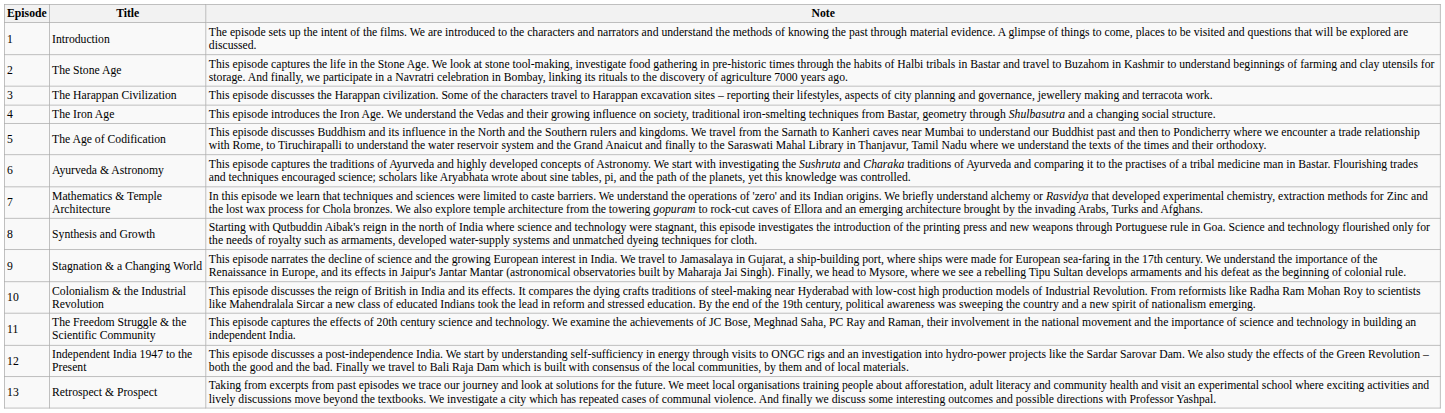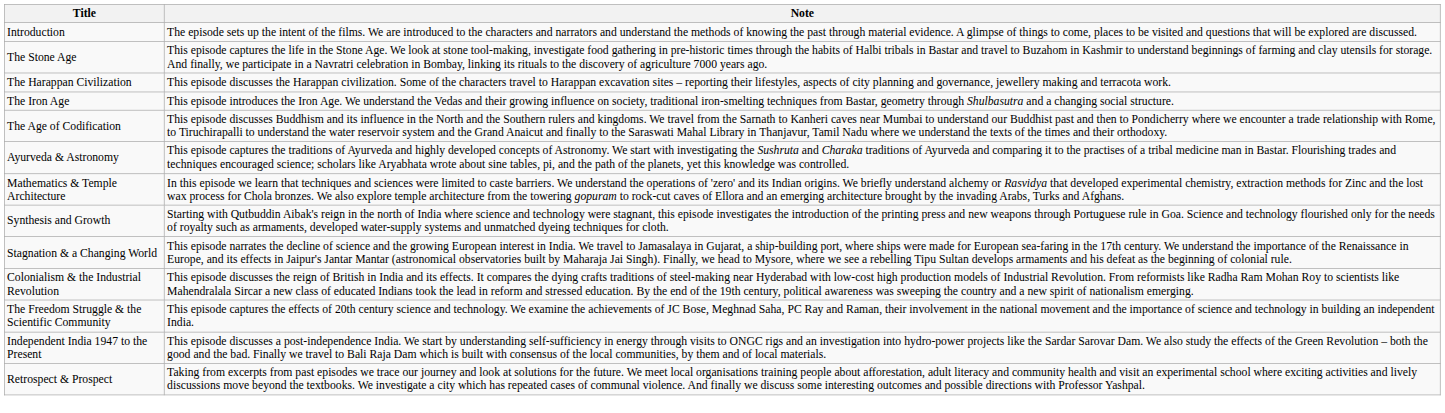- column: (27, 13)
